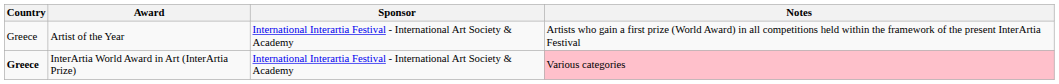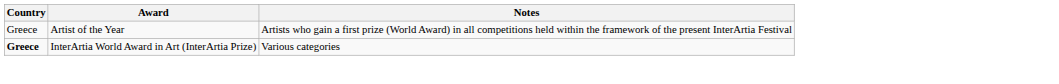- column: (397, 13)
(586, 65) pink background -> (301, 47) no background
